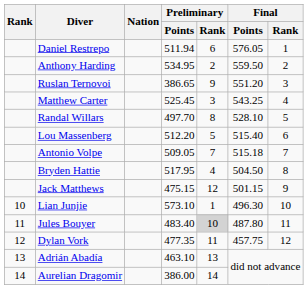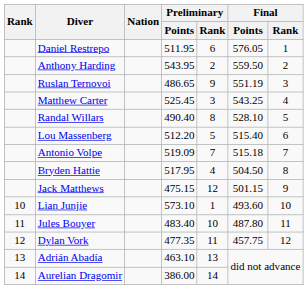(179, 48) 511.94 -> (179, 48) 511.95
(179, 65) 534.95 -> (179, 65) 543.95
(179, 83) 386.65 -> (179, 83) 486.65
(248, 83) 551.20 -> (248, 83) 551.19
(179, 118) 497.70 -> (179, 118) 490.40
(179, 153) 509.05 -> (179, 153) 519.09
(248, 205) 496.30 -> (248, 205) 493.60
(212, 223) lightgrey background -> (212, 223) no background
